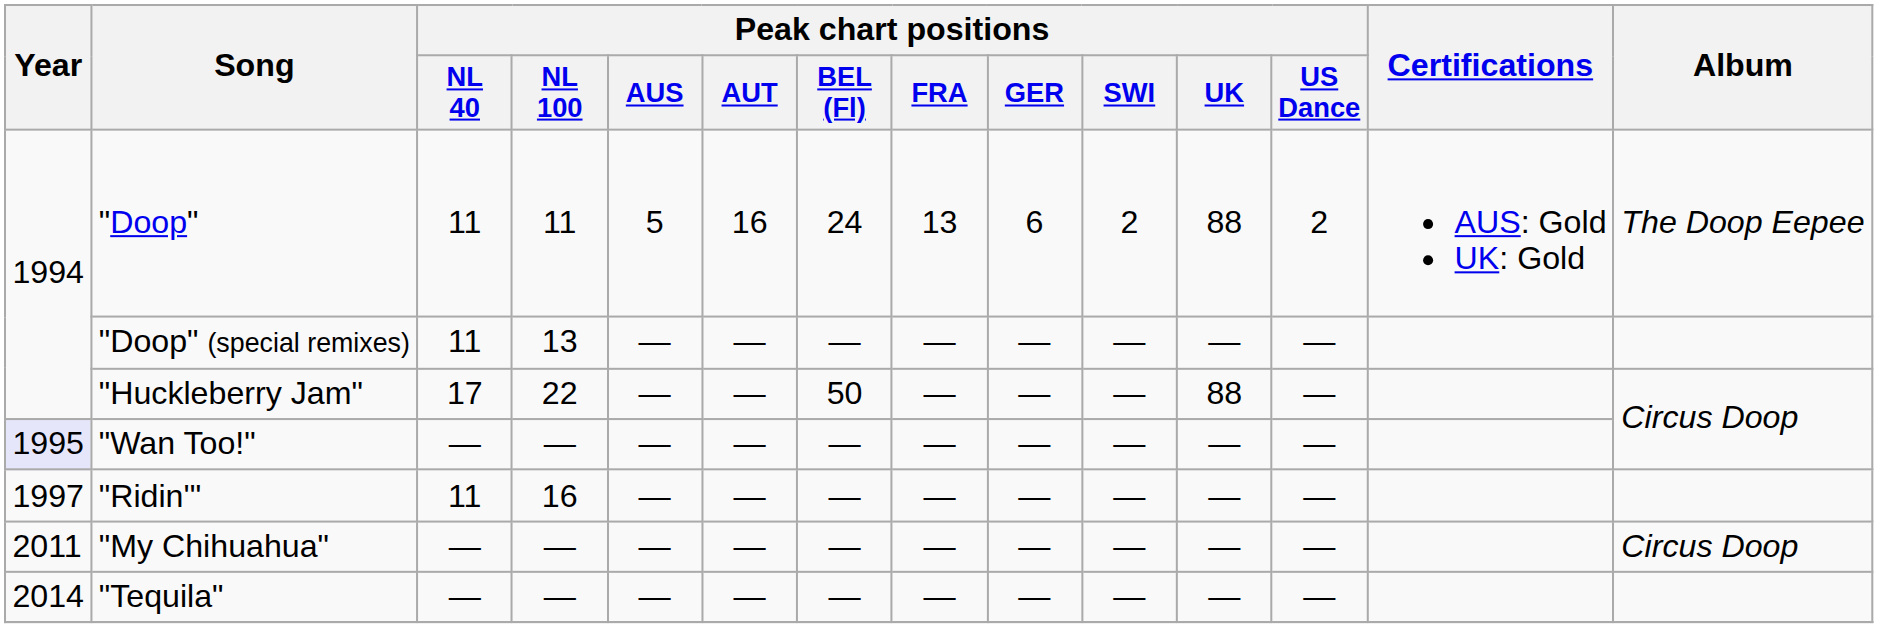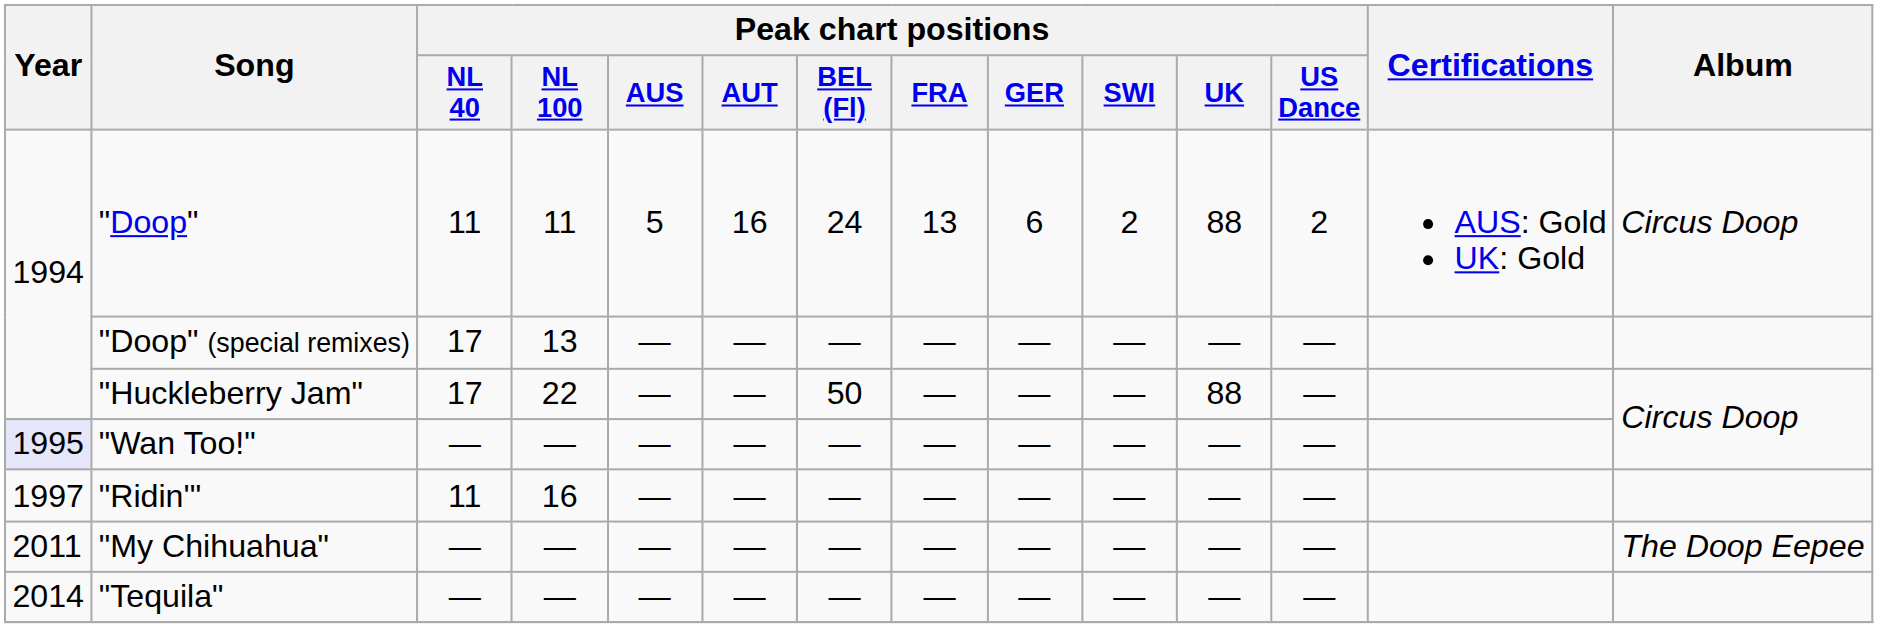(1743, 222) The Doop Eepee -> (1710, 222) Circus Doop
(465, 341) 11 -> (465, 341) 17
(1710, 545) Circus Doop -> (1743, 545) The Doop Eepee
